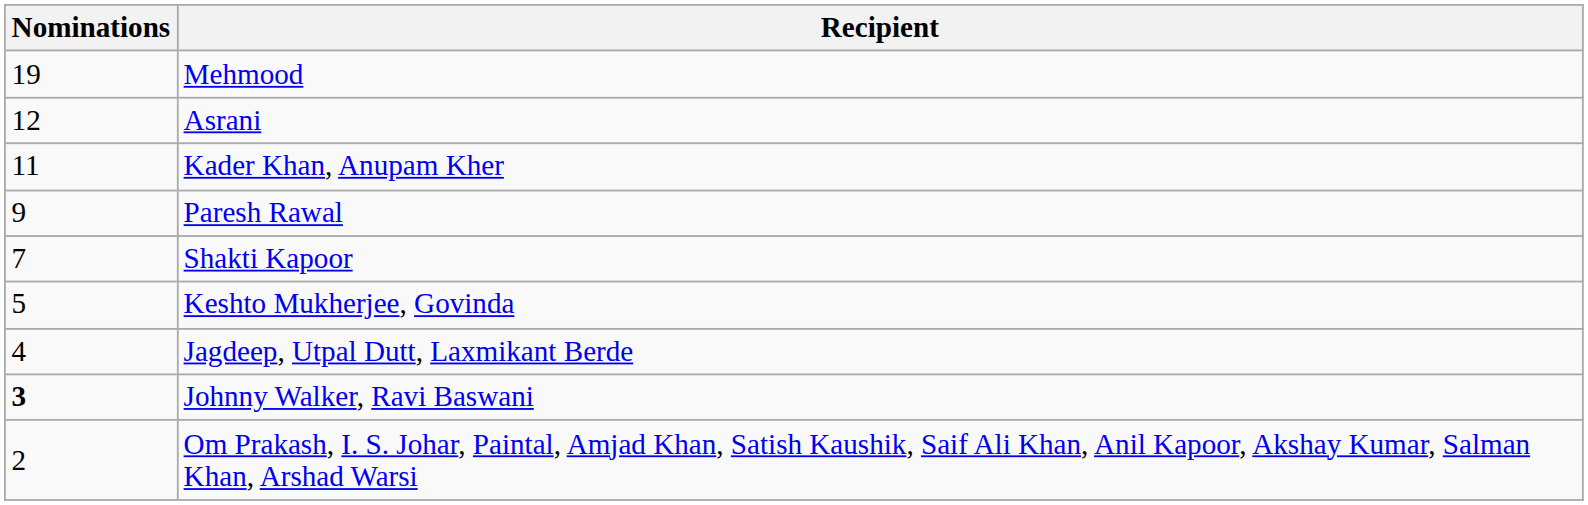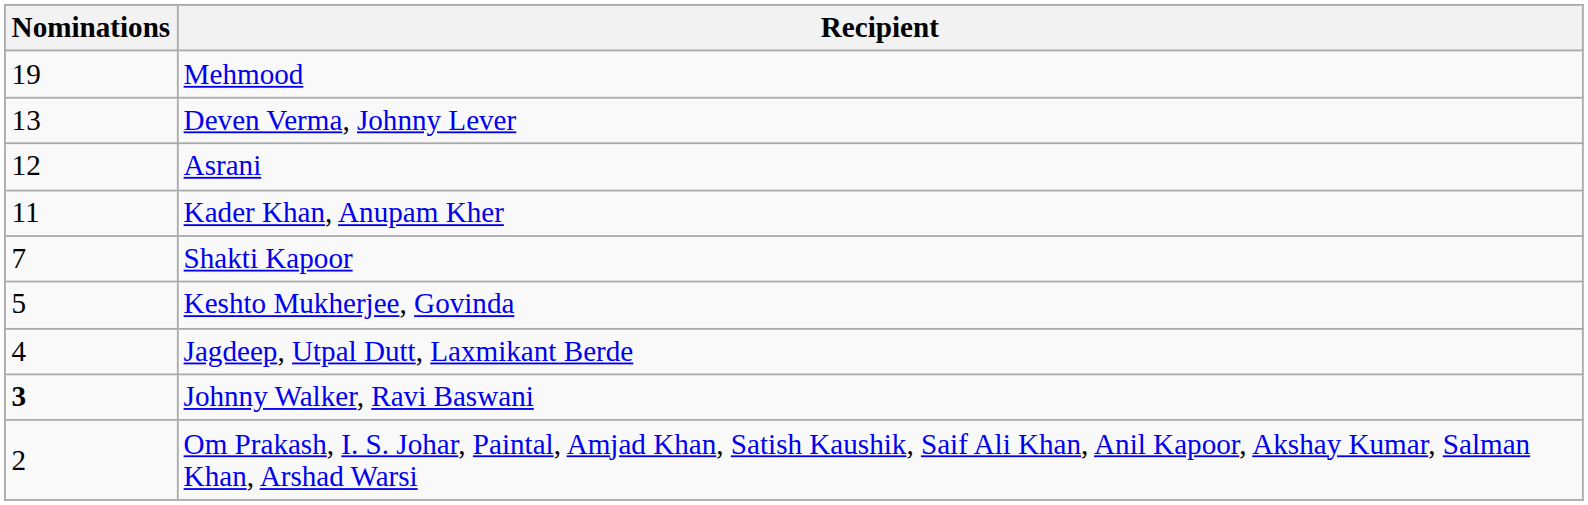+ row: (350, 119)
- row: (263, 212)
